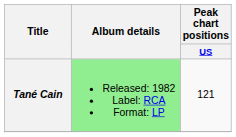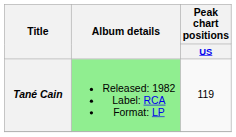(206, 95) 121 -> (206, 95) 119
